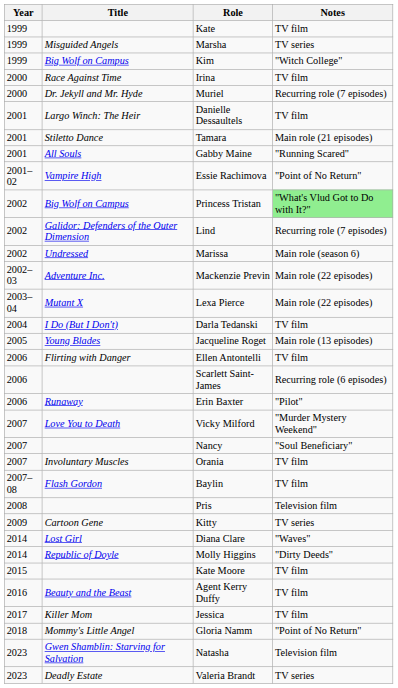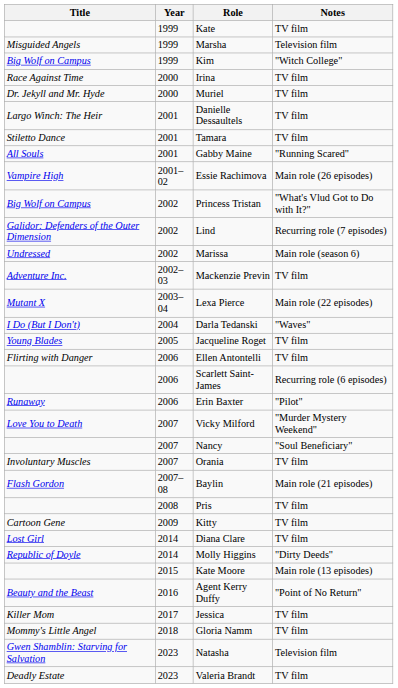columns swapped: (23, 12) <-> (118, 12)
(295, 45) TV series -> (306, 45) Television film
(331, 93) Recurring role (7 episodes) -> (291, 93) TV film
(324, 137) Main role (21 episodes) -> (291, 137) TV film
(318, 176) "Point of No Return" -> (324, 176) Main role (26 episodes)
(324, 203) lightgreen background -> (324, 203) no background
(324, 275) Main role (22 episodes) -> (291, 275) TV film
(291, 325) TV film -> (293, 325) "Waves"
(324, 341) Main role (13 episodes) -> (291, 341) TV film
(291, 484) TV film -> (324, 484) Main role (21 episodes)
(306, 506) Television film -> (291, 506) TV film
(295, 522) TV series -> (291, 522) TV film
(293, 538) "Waves" -> (291, 538) TV film
(291, 571) TV film -> (324, 571) Main role (13 episodes)
(291, 593) TV film -> (318, 593) "Point of No Return"
(318, 631) "Point of No Return" -> (291, 631) TV film
(295, 675) TV series -> (291, 675) TV film
